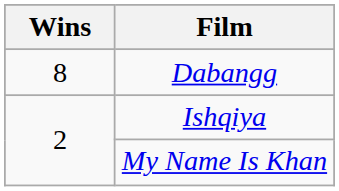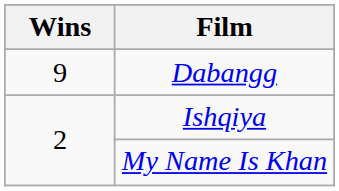(60, 71) 8 -> (60, 71) 9
